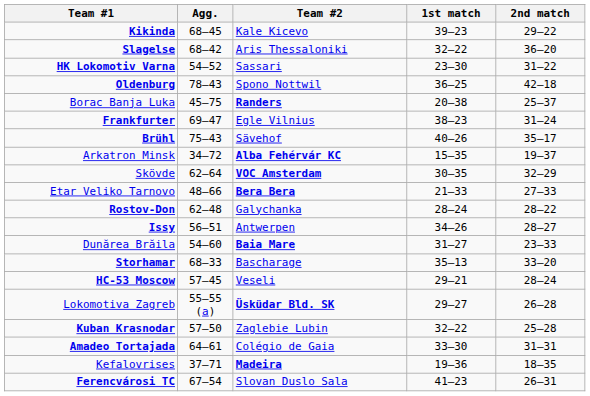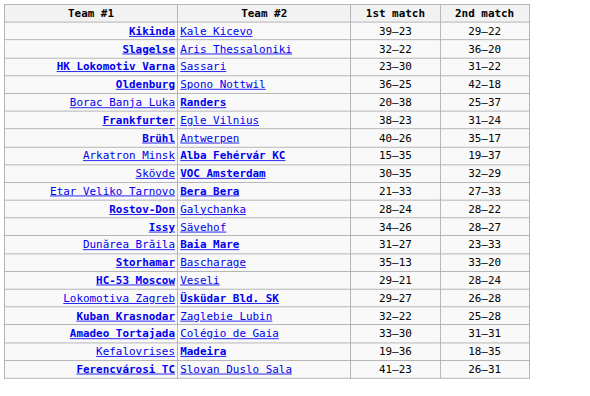- column: (205, 13)
(259, 138) Sävehof -> (210, 138) Antwerpen
(265, 227) Antwerpen -> (203, 227) Sävehof
